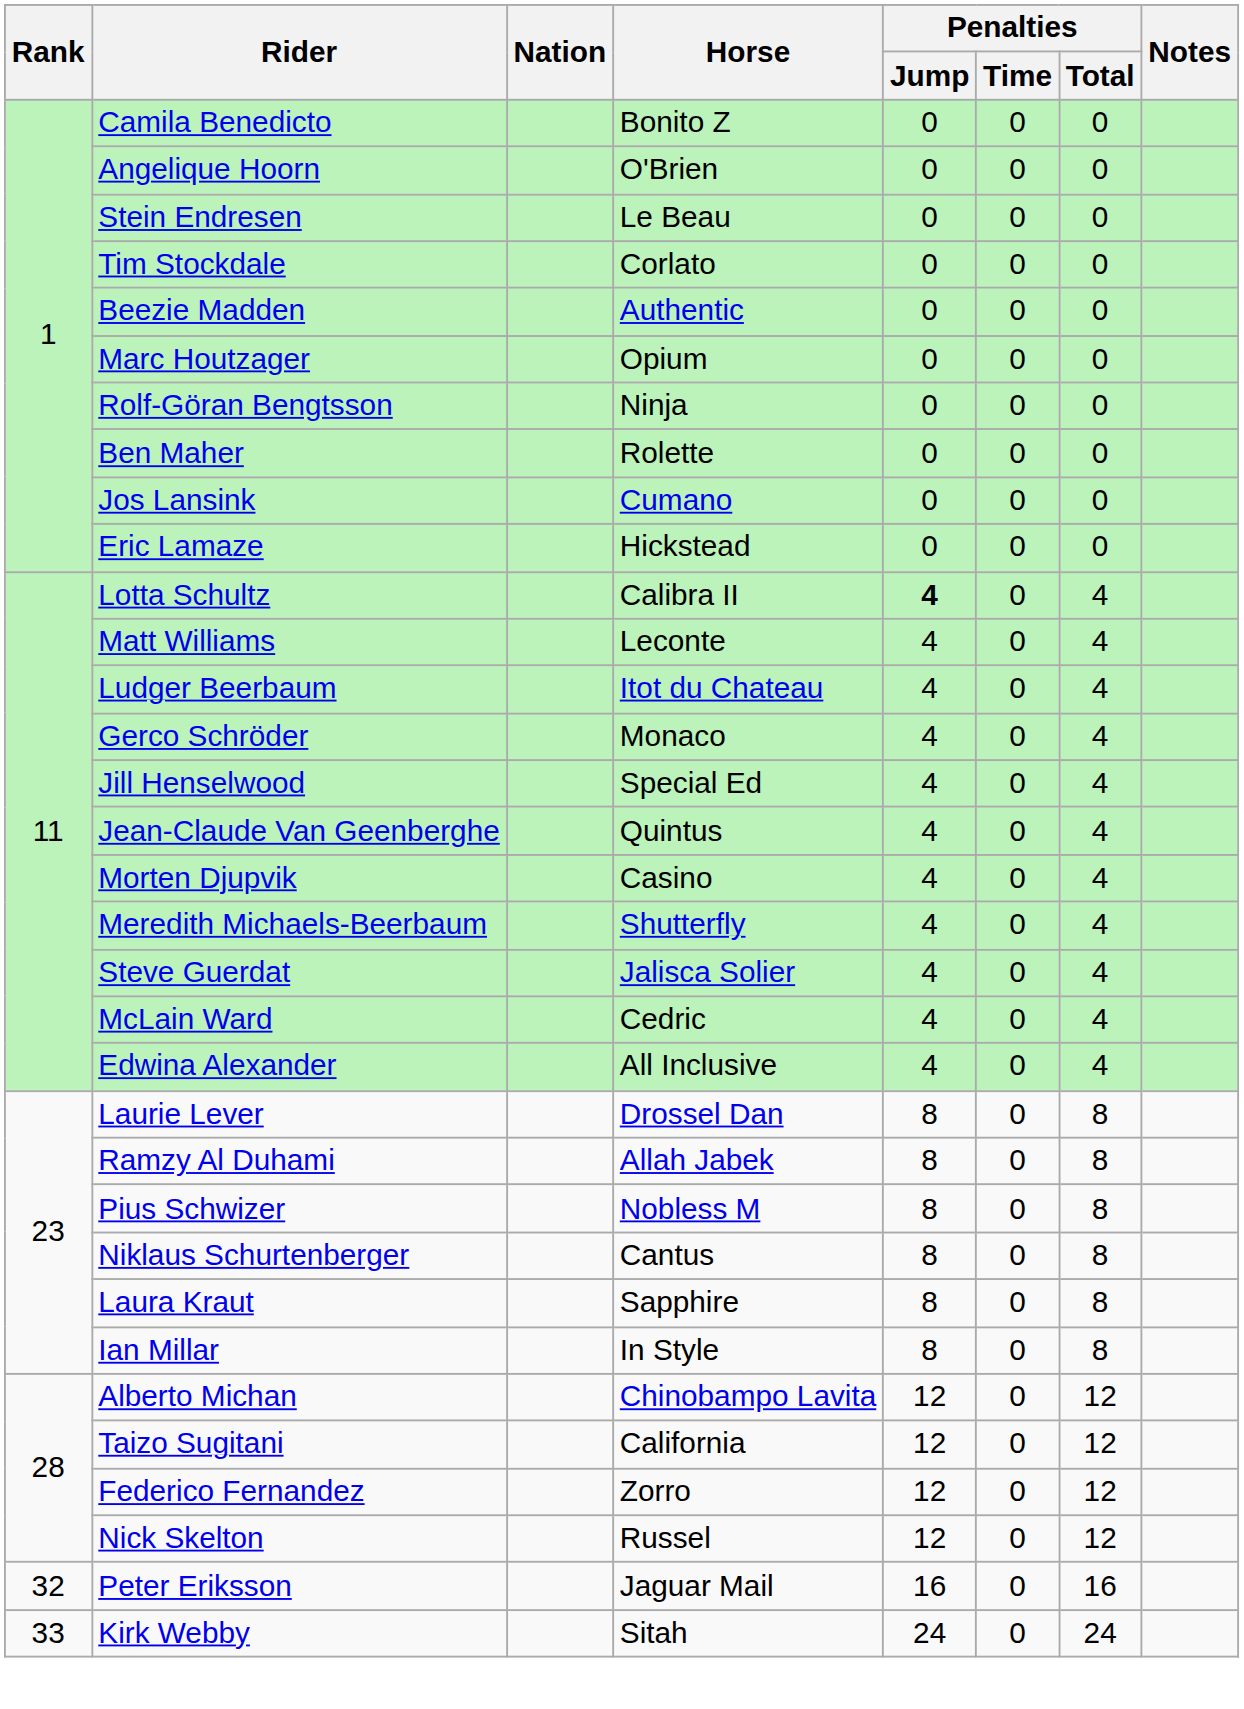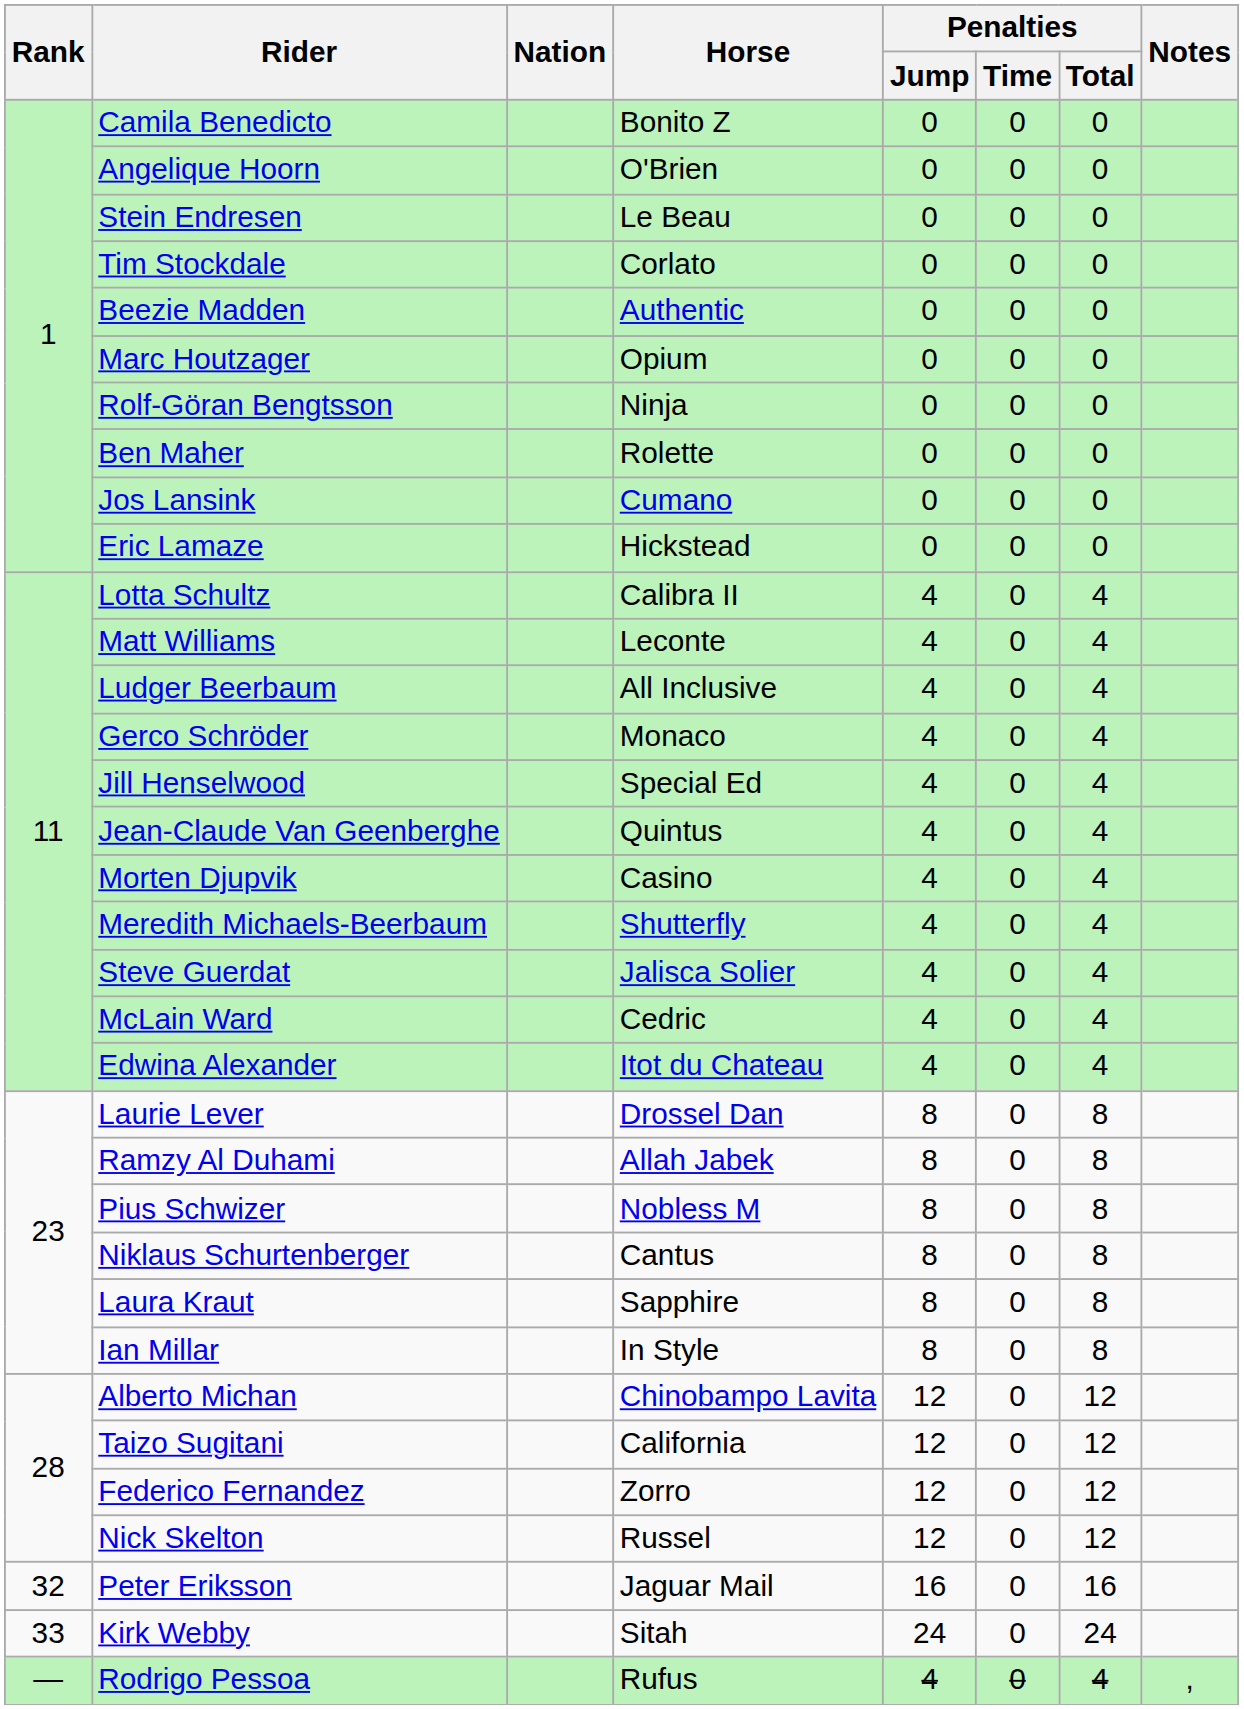(930, 594) bold -> (930, 594) normal
(722, 688) Itot du Chateau -> (698, 688) All Inclusive
(698, 1066) All Inclusive -> (722, 1066) Itot du Chateau
+ row: (204, 1680)
